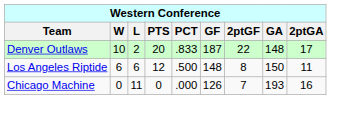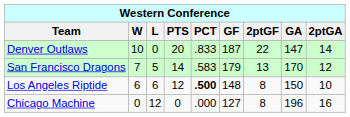(136, 49) 2 -> (155, 49) 0
(275, 49) 148 -> (294, 49) 147
(306, 49) 17 -> (325, 49) 14
+ row: (66, 67)
(186, 67) normal -> (205, 85) bold
(306, 67) 11 -> (325, 85) 10
(136, 85) 11 -> (155, 103) 12
(212, 85) 126 -> (231, 103) 127
(243, 85) 7 -> (263, 103) 8
(275, 85) 193 -> (294, 103) 196
